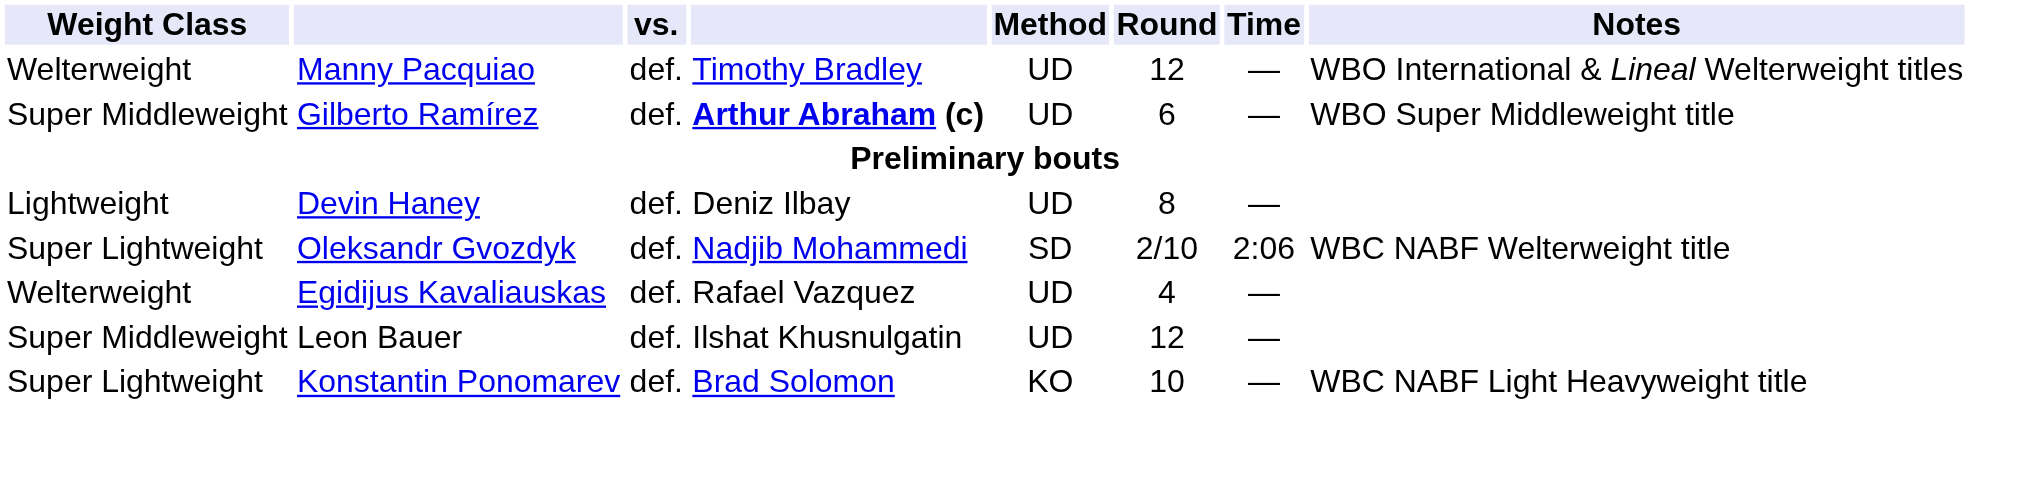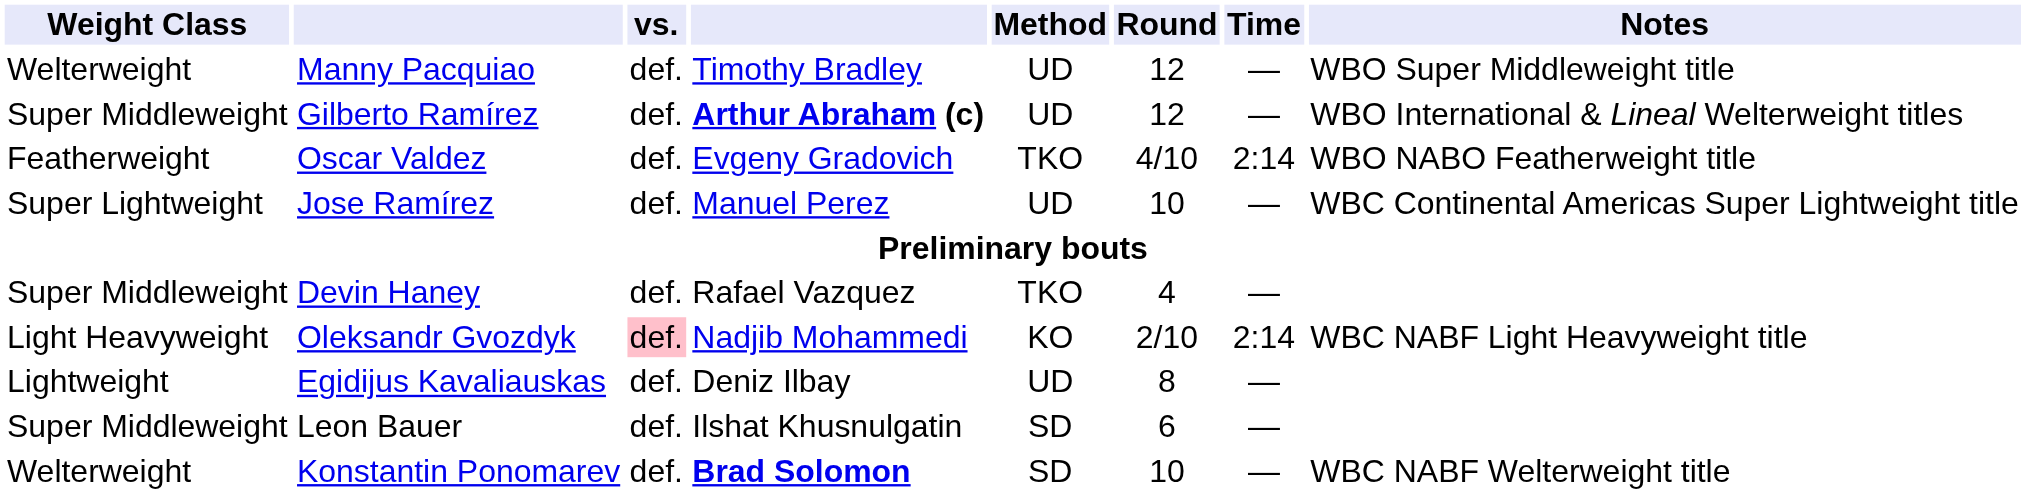(1637, 69) WBO International & Lineal Welterweight titles -> (1523, 69) WBO Super Middleweight title
(1167, 114) 6 -> (1167, 114) 12
(1523, 114) WBO Super Middleweight title -> (1637, 114) WBO International & Lineal Welterweight titles
+ row: (392, 159)
+ row: (396, 203)
(88, 203) Lightweight -> (147, 293) Super Middleweight
(771, 203) Deniz Ilbay -> (804, 293) Rafael Vazquez
(1050, 203) UD -> (1050, 293) TKO
(1167, 203) 8 -> (1167, 293) 4
(135, 248) Super Lightweight -> (138, 337) Light Heavyweight
(656, 248) no background -> (656, 337) pink background
(1050, 248) SD -> (1050, 337) KO
(1264, 248) 2:06 -> (1264, 337) 2:14
(1520, 248) WBC NABF Welterweight title -> (1559, 337) WBC NABF Light Heavyweight title
(99, 293) Welterweight -> (88, 382) Lightweight
(804, 293) Rafael Vazquez -> (771, 382) Deniz Ilbay
(1167, 293) 4 -> (1167, 382) 8
(1050, 337) UD -> (1050, 427) SD
(1167, 337) 12 -> (1167, 427) 6
(135, 382) Super Lightweight -> (99, 471) Welterweight
(794, 382) normal -> (801, 471) bold
(1050, 382) KO -> (1050, 471) SD
(1559, 382) WBC NABF Light Heavyweight title -> (1520, 471) WBC NABF Welterweight title
